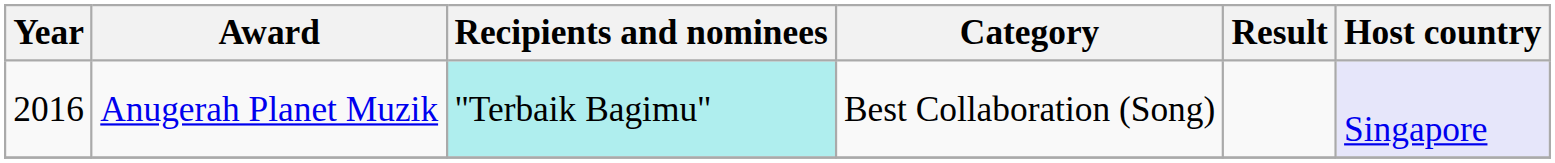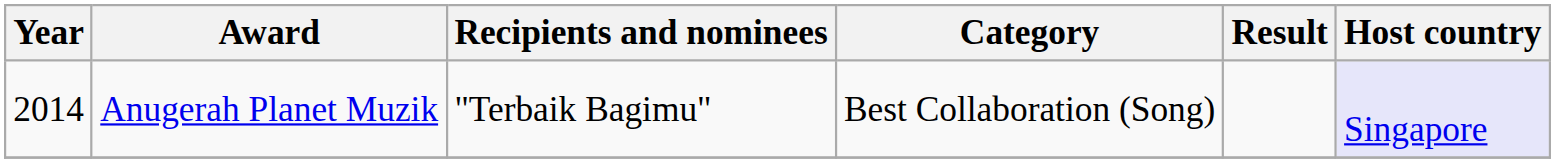(49, 108) 2016 -> (49, 108) 2014
(583, 108) paleturquoise background -> (583, 108) no background
